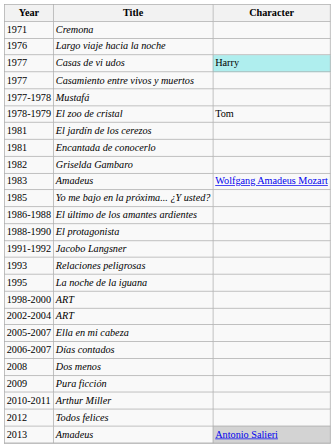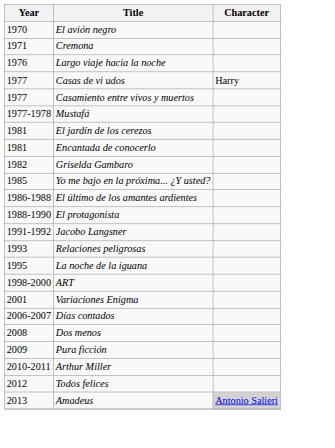+ row: (17, 30)
(227, 63) paleturquoise background -> (227, 80) no background
- row: (29, 114)
- row: (17, 181)
+ row: (17, 299)
- row: (29, 316)
- row: (29, 333)
